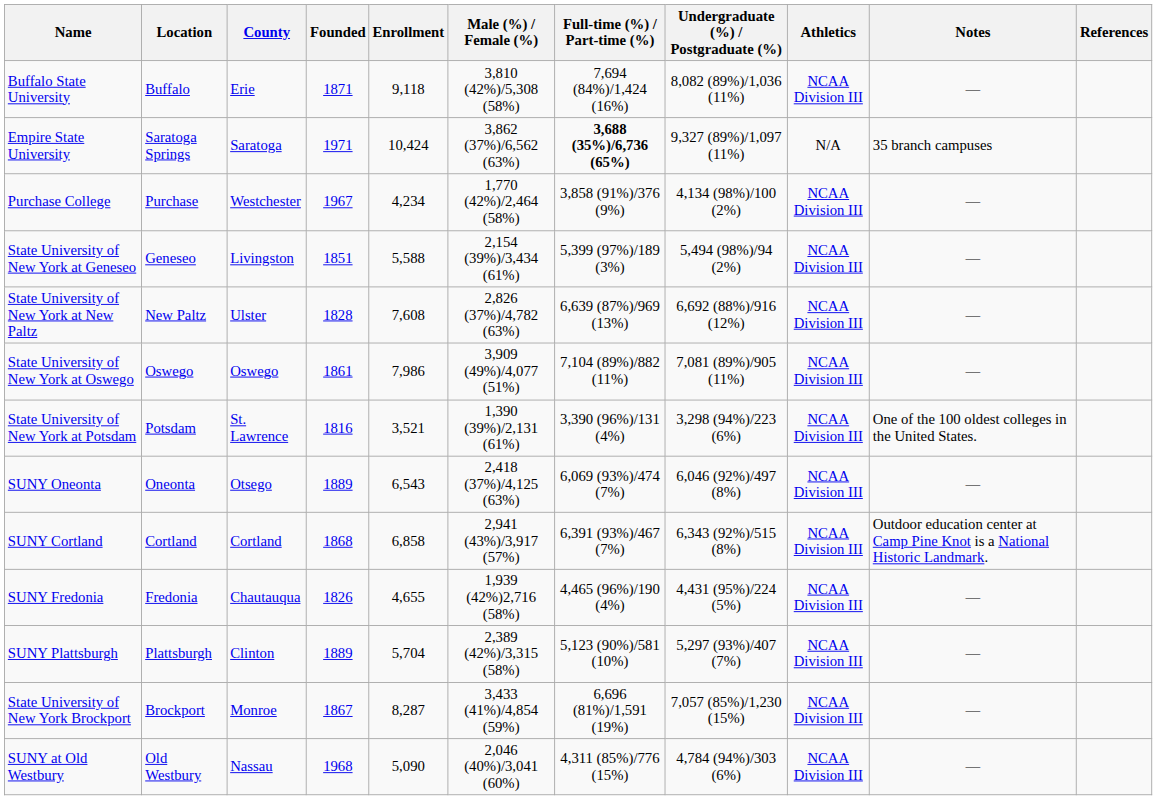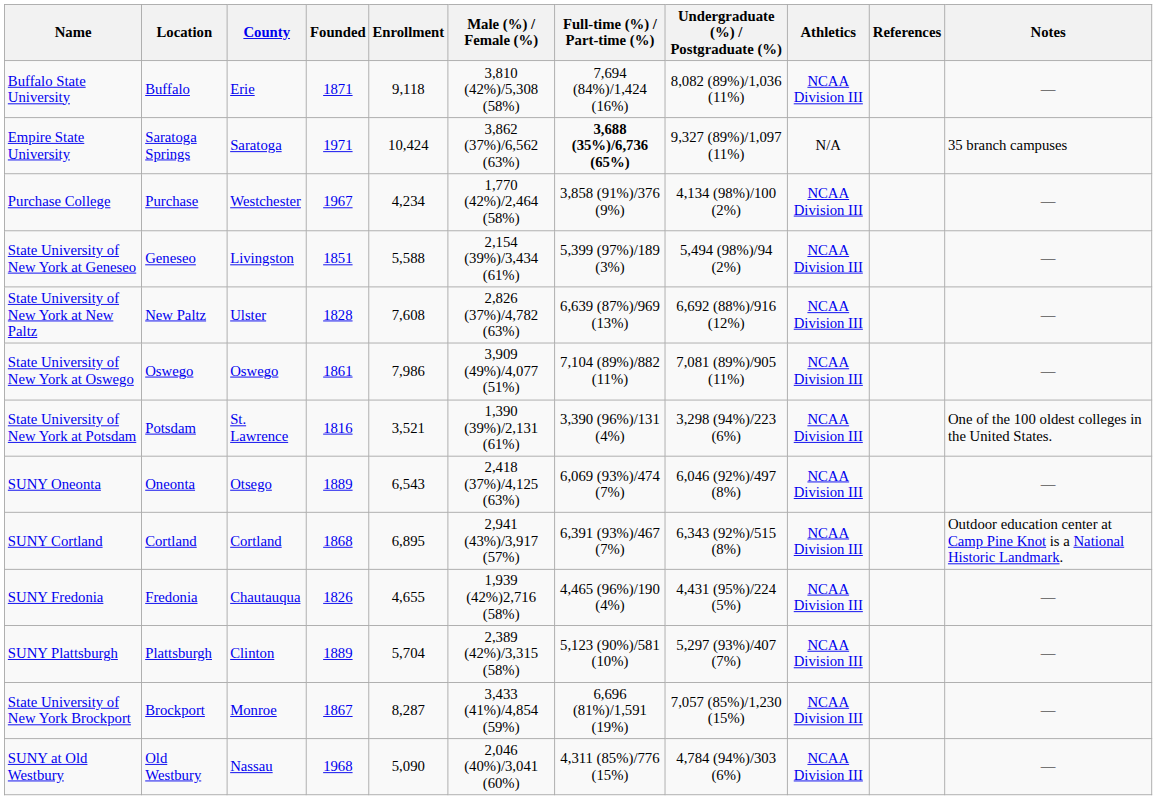columns swapped: (1114, 32) <-> (973, 32)
(408, 540) 6,858 -> (408, 540) 6,895
